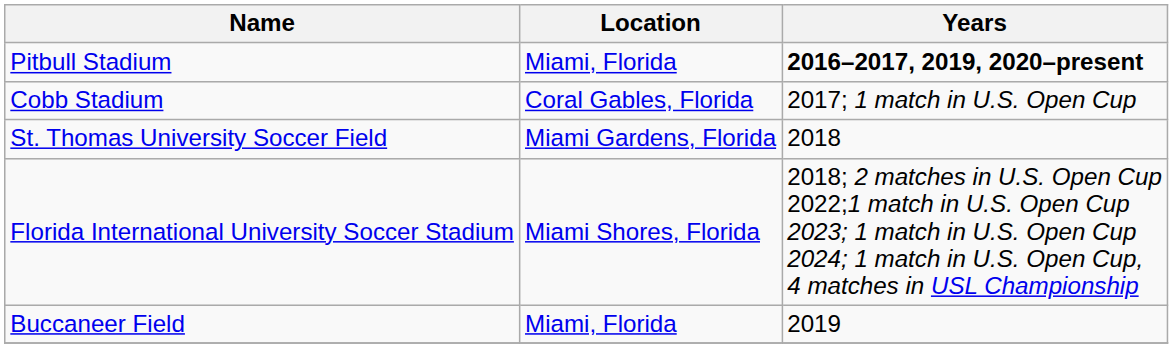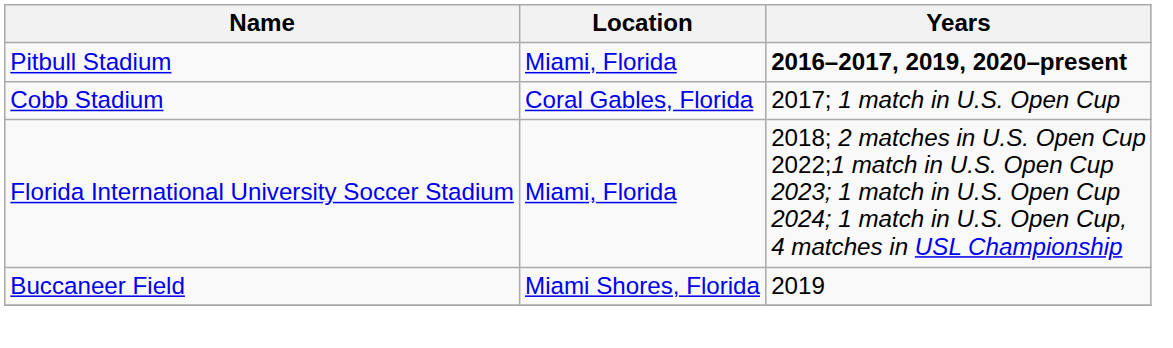- row: (199, 138)
(643, 231) Miami Shores, Florida -> (601, 192) Miami, Florida
(601, 323) Miami, Florida -> (643, 285) Miami Shores, Florida
